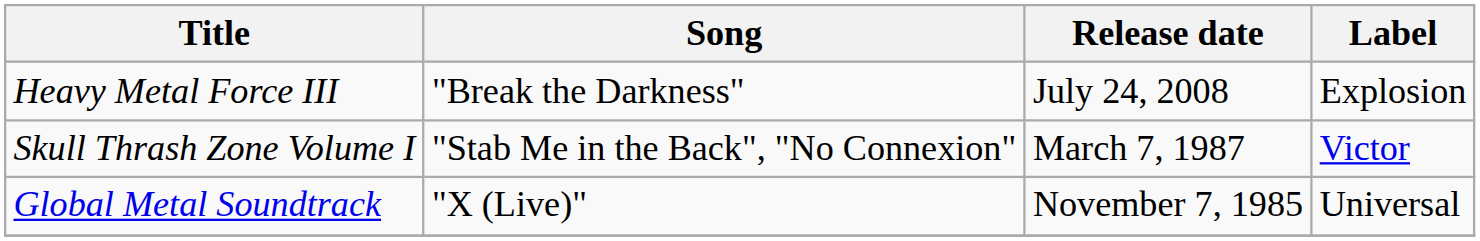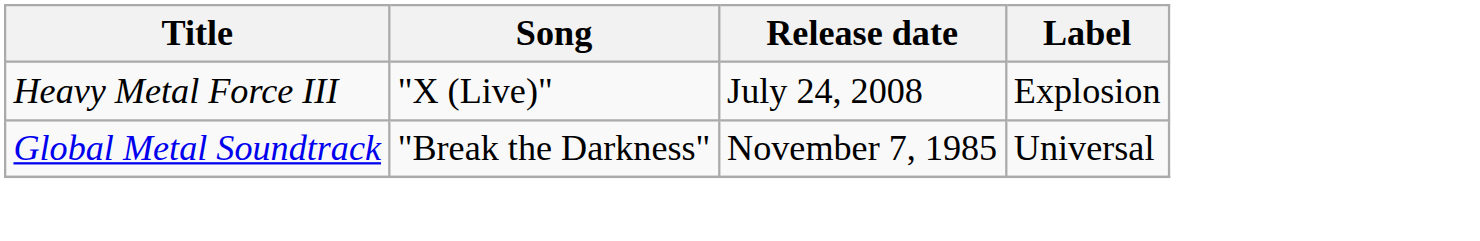(588, 90) "Break the Darkness" -> (475, 90) "X (Live)"
- row: (214, 147)
(509, 205) "X (Live)" -> (554, 147) "Break the Darkness"
